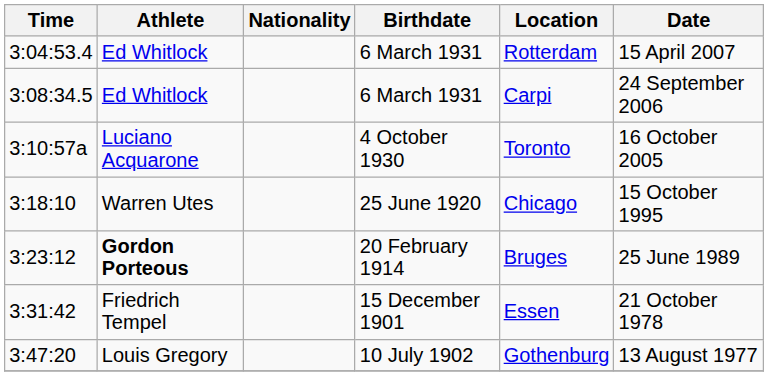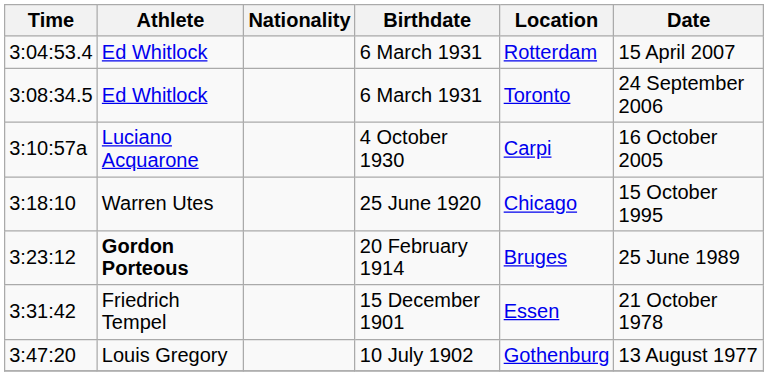(528, 95) Carpi -> (537, 95) Toronto
(537, 149) Toronto -> (528, 149) Carpi
